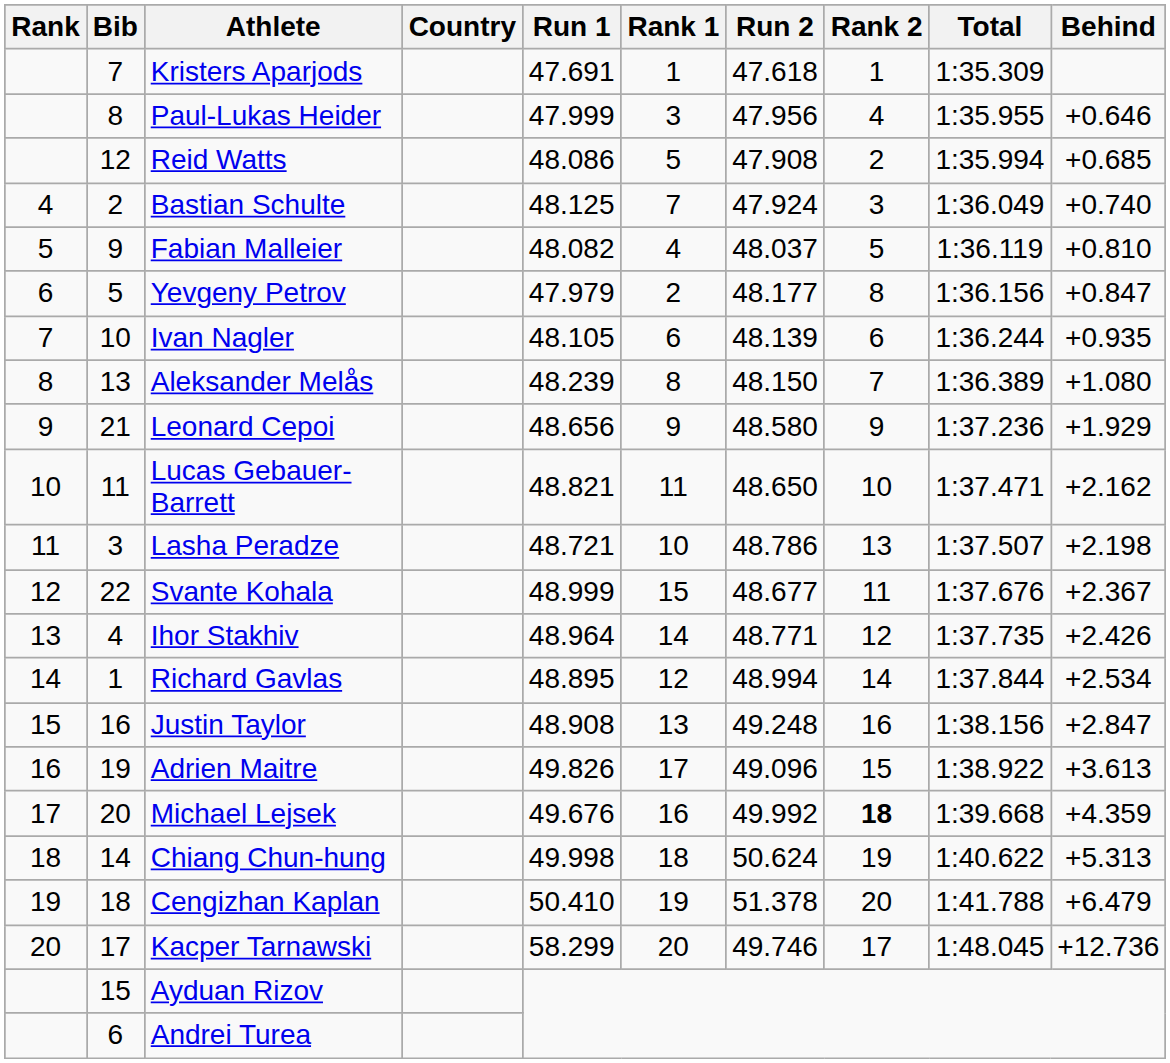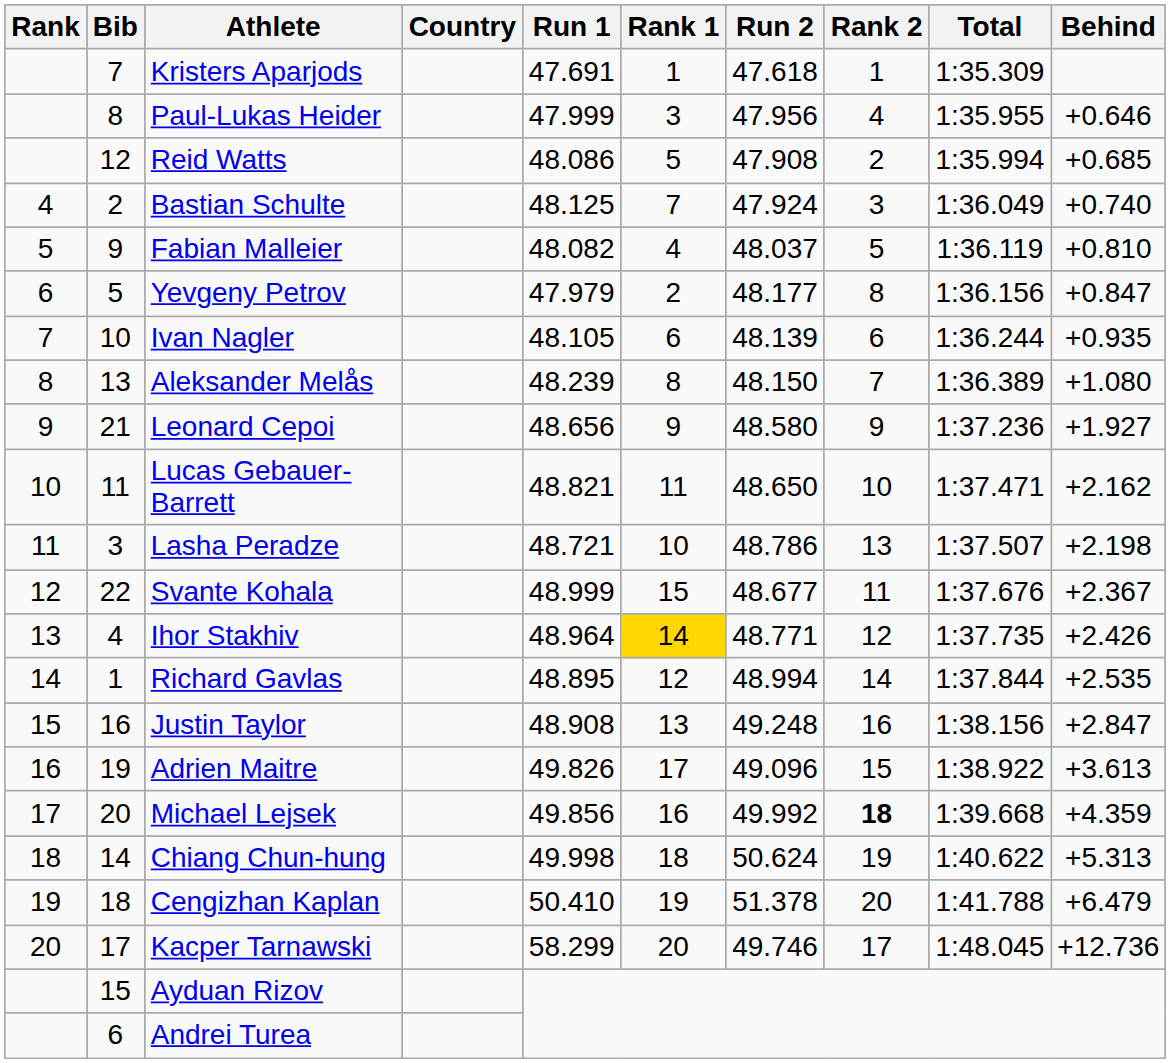(1108, 426) +1.929 -> (1108, 426) +1.927
(673, 635) no background -> (673, 635) gold background
(1108, 679) +2.534 -> (1108, 679) +2.535
(572, 813) 49.676 -> (572, 813) 49.856
